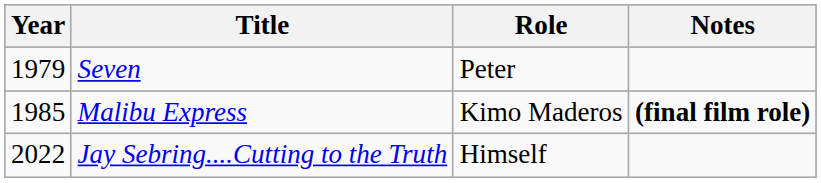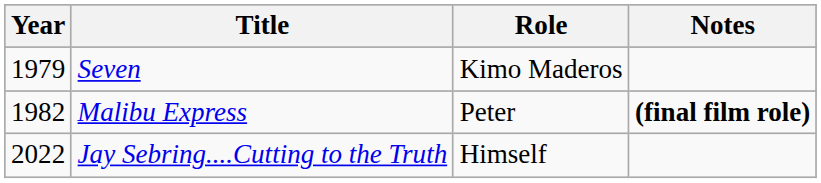(487, 68) Peter -> (541, 68) Kimo Maderos
(38, 111) 1985 -> (38, 111) 1982
(541, 111) Kimo Maderos -> (487, 111) Peter
